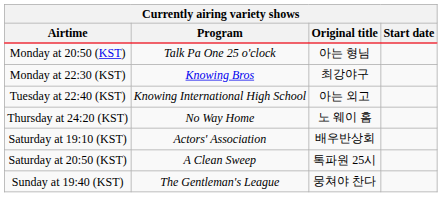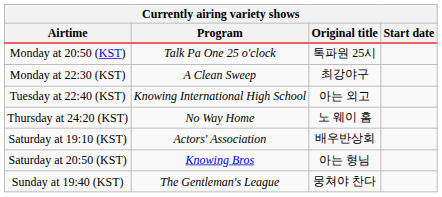(345, 53) 아는 형님 -> (345, 53) 톡파원 25시
(220, 75) Knowing Bros -> (220, 75) A Clean Sweep
(220, 160) A Clean Sweep -> (220, 160) Knowing Bros
(345, 159) 톡파원 25시 -> (345, 159) 아는 형님
